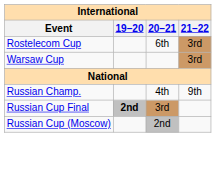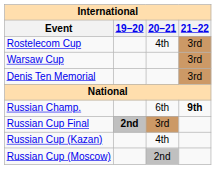(162, 44) 6th -> (162, 44) 4th
+ row: (51, 76)
(162, 92) 4th -> (162, 108) 6th
(195, 92) normal -> (195, 108) bold
+ row: (55, 140)
